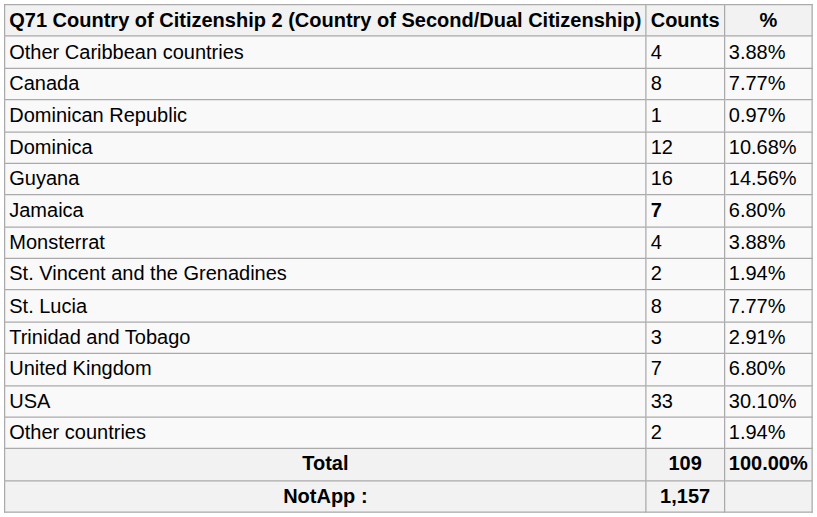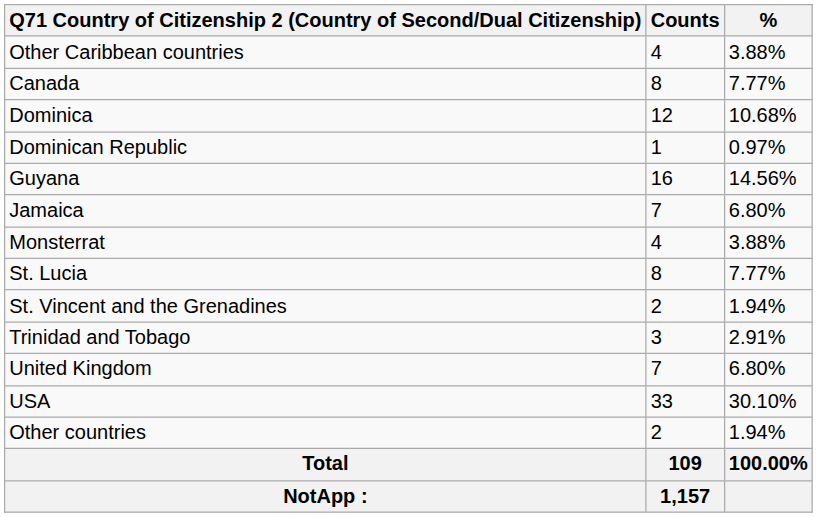rows swapped: (51, 147) <-> (98, 115)
(656, 210) bold -> (656, 210) normal
rows swapped: (48, 305) <-> (148, 274)
